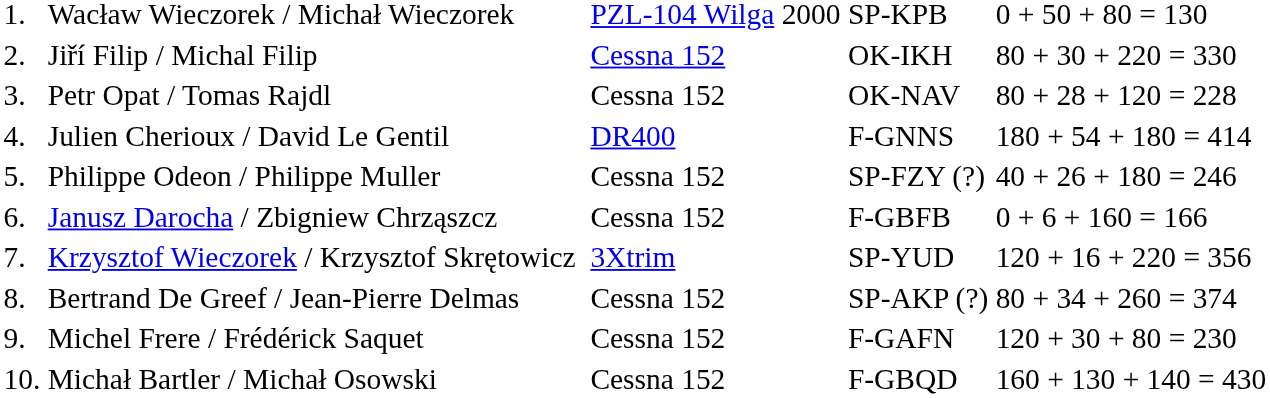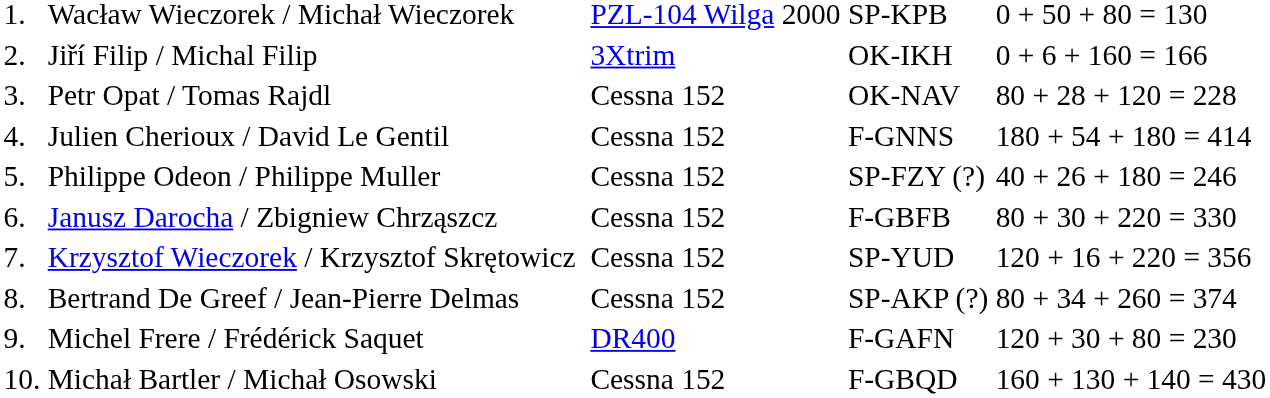(658, 55) Cessna 152 -> (633, 55) 3Xtrim
(1116, 55) 80 + 30 + 220 = 330 -> (1101, 55) 0 + 6 + 160 = 166
(633, 136) DR400 -> (658, 136) Cessna 152
(1101, 217) 0 + 6 + 160 = 166 -> (1116, 217) 80 + 30 + 220 = 330
(633, 257) 3Xtrim -> (658, 257) Cessna 152
(658, 338) Cessna 152 -> (633, 338) DR400
